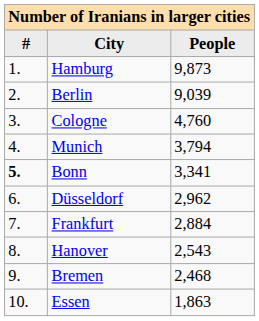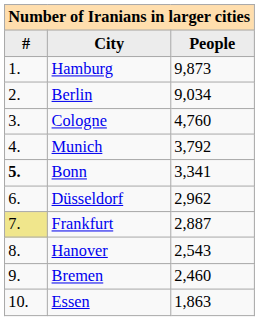(193, 95) 9,039 -> (193, 95) 9,034
(193, 146) 3,794 -> (193, 146) 3,792
(14, 224) no background -> (14, 224) khaki background
(193, 224) 2,884 -> (193, 224) 2,887
(193, 276) 2,468 -> (193, 276) 2,460
